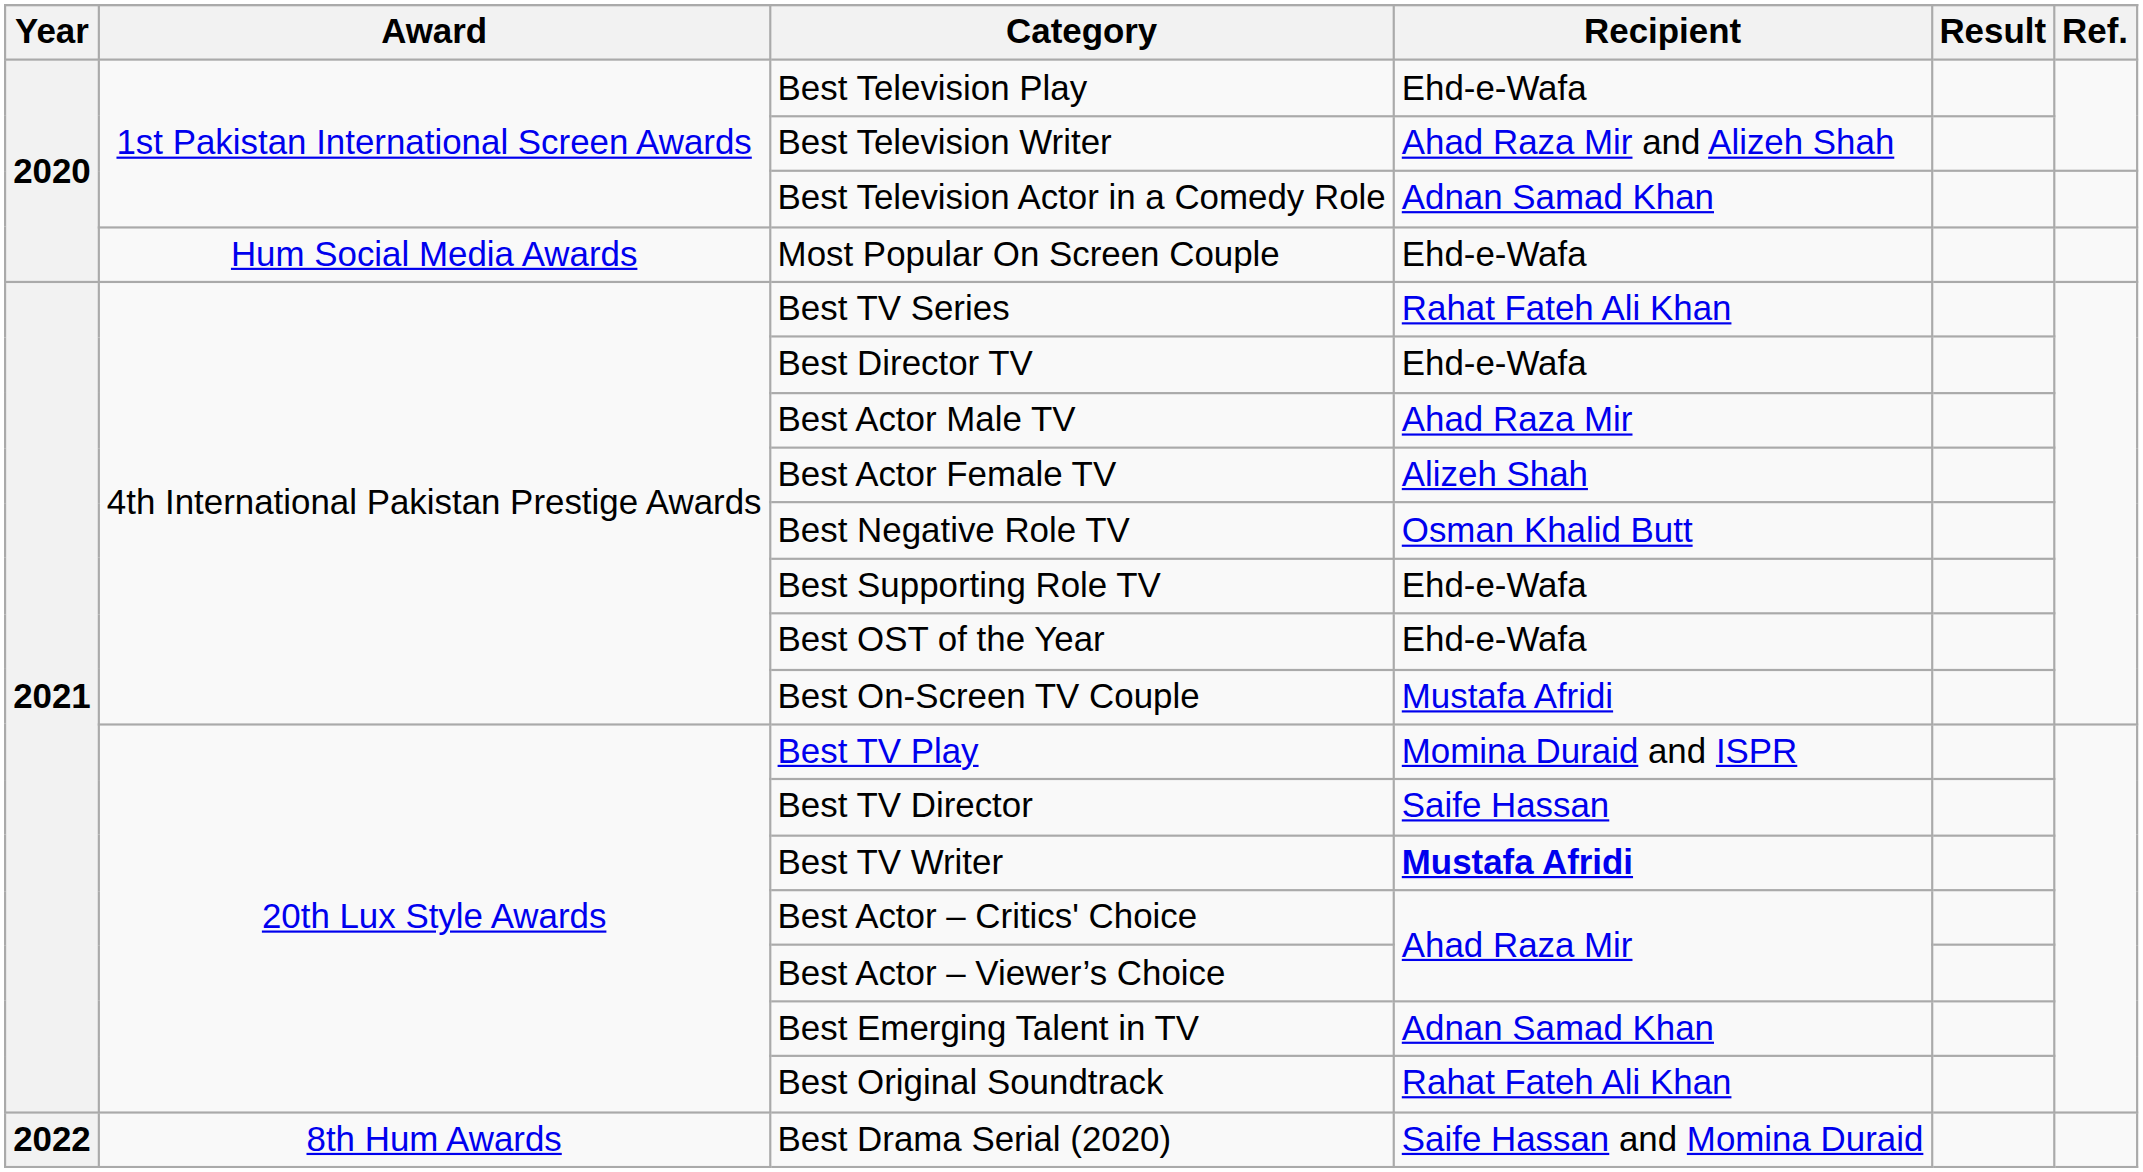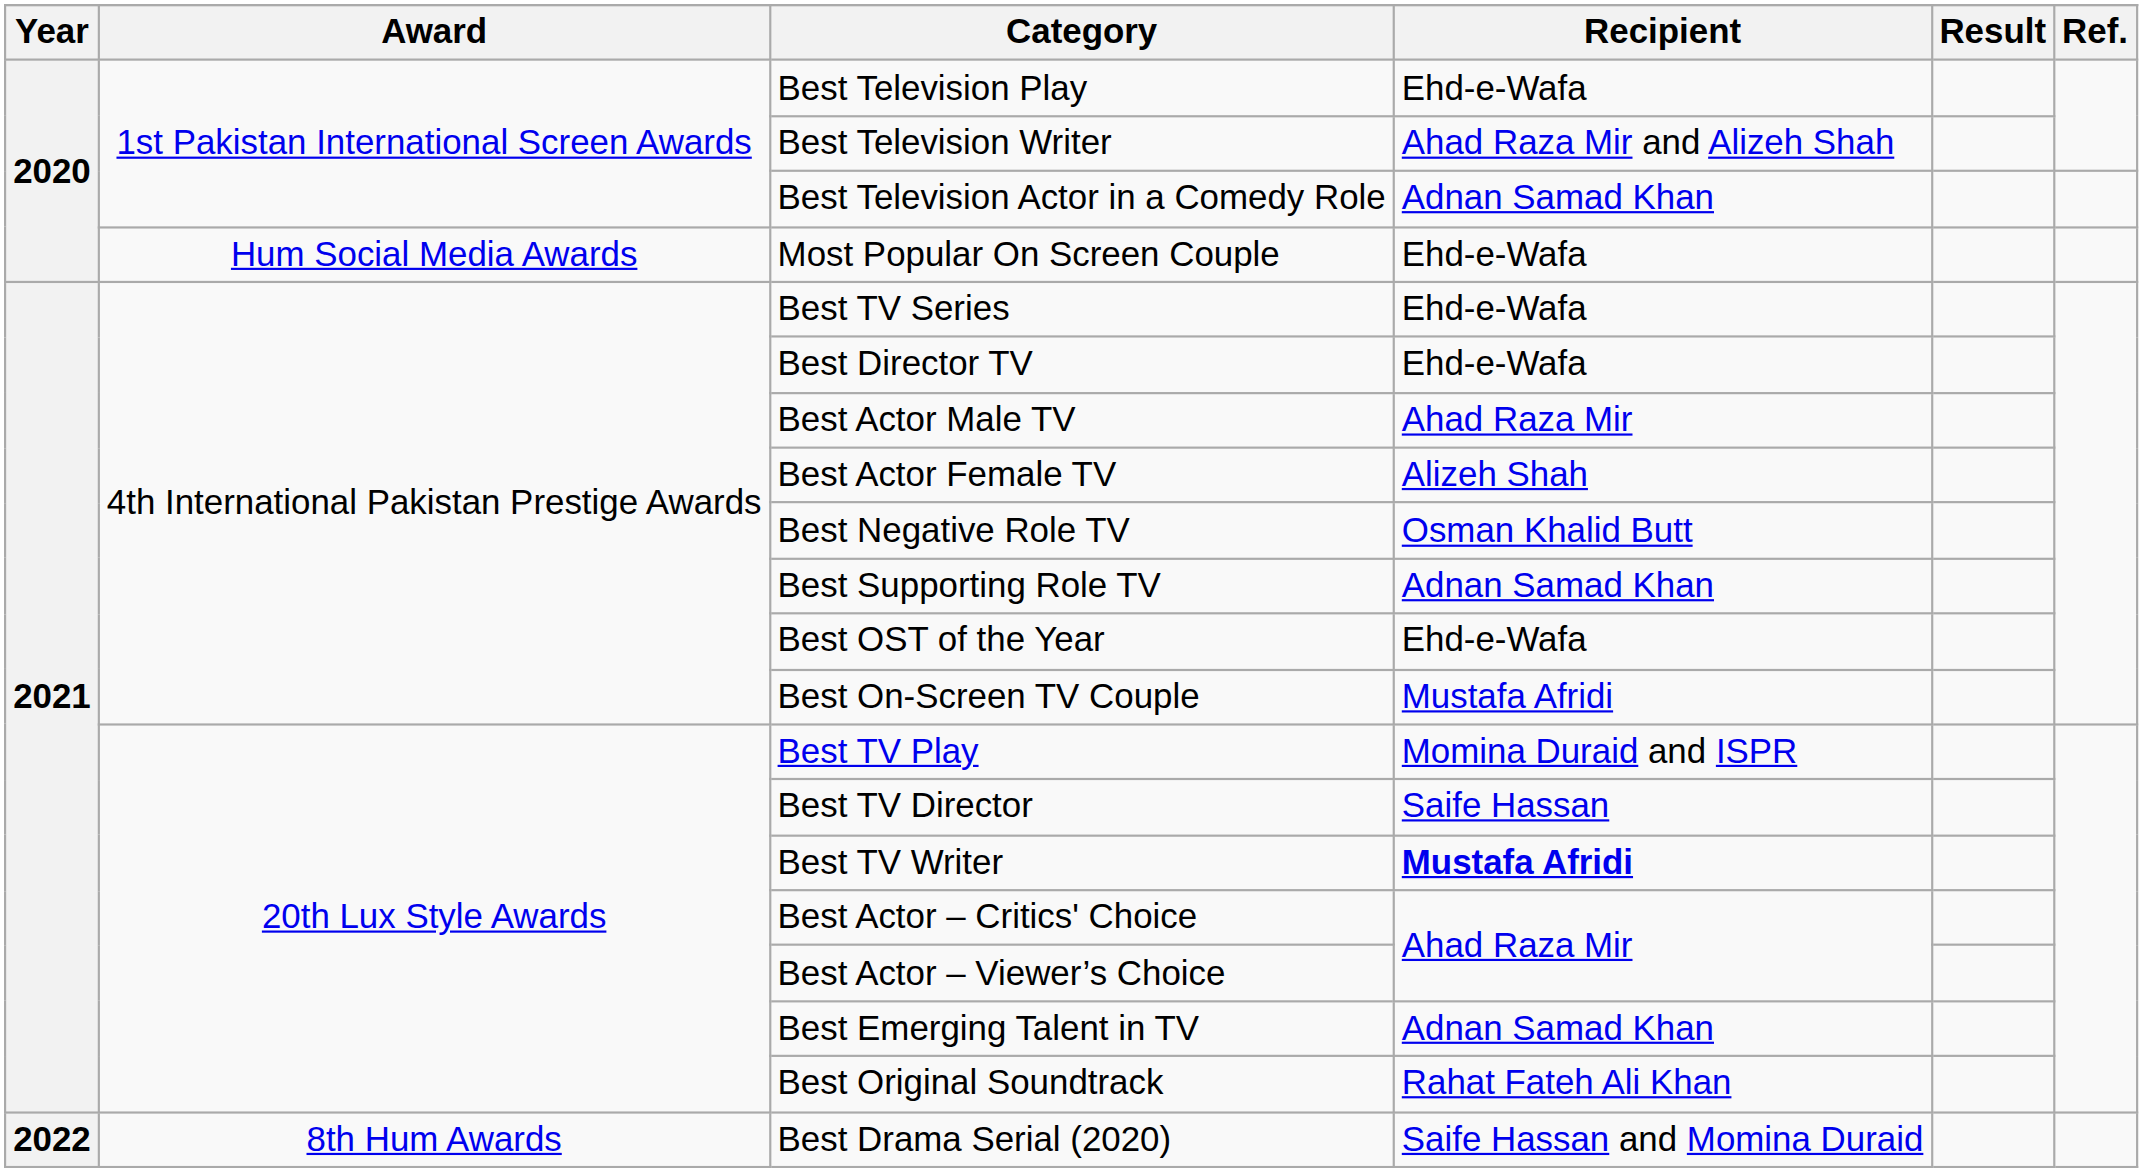(1567, 308) Rahat Fateh Ali Khan -> (1494, 308) Ehd-e-Wafa
(1494, 585) Ehd-e-Wafa -> (1558, 585) Adnan Samad Khan
